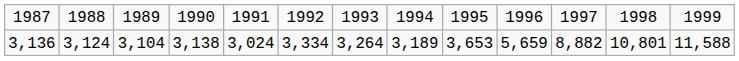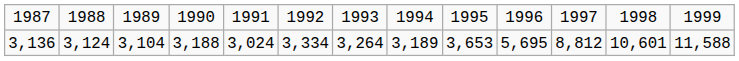(196, 43) 3,138 -> (196, 43) 3,188
(524, 43) 5,659 -> (524, 43) 5,695
(579, 43) 8,882 -> (579, 43) 8,812
(638, 43) 10,801 -> (638, 43) 10,601
